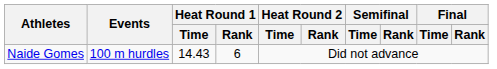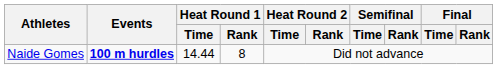(129, 54) normal -> (132, 54) bold
(194, 54) 14.43 -> (199, 54) 14.44
(237, 54) 6 -> (242, 54) 8
